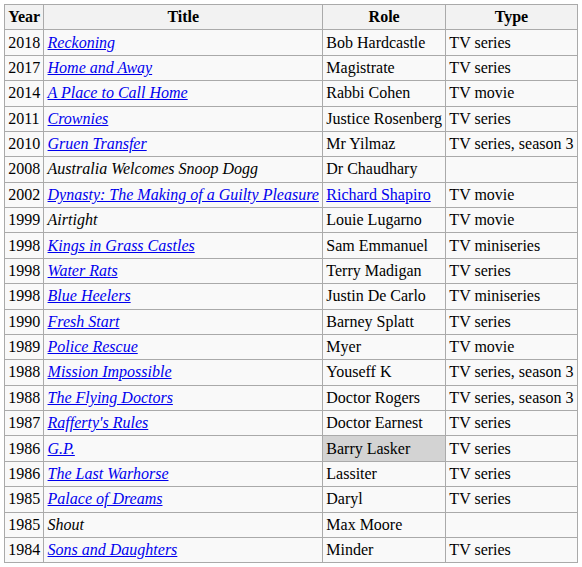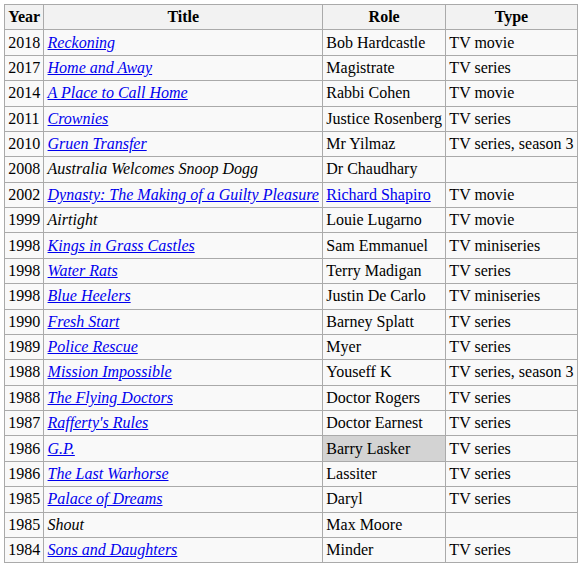(480, 42) TV series -> (482, 42) TV movie
(482, 347) TV movie -> (480, 347) TV series
(511, 397) TV series, season 3 -> (480, 397) TV series
